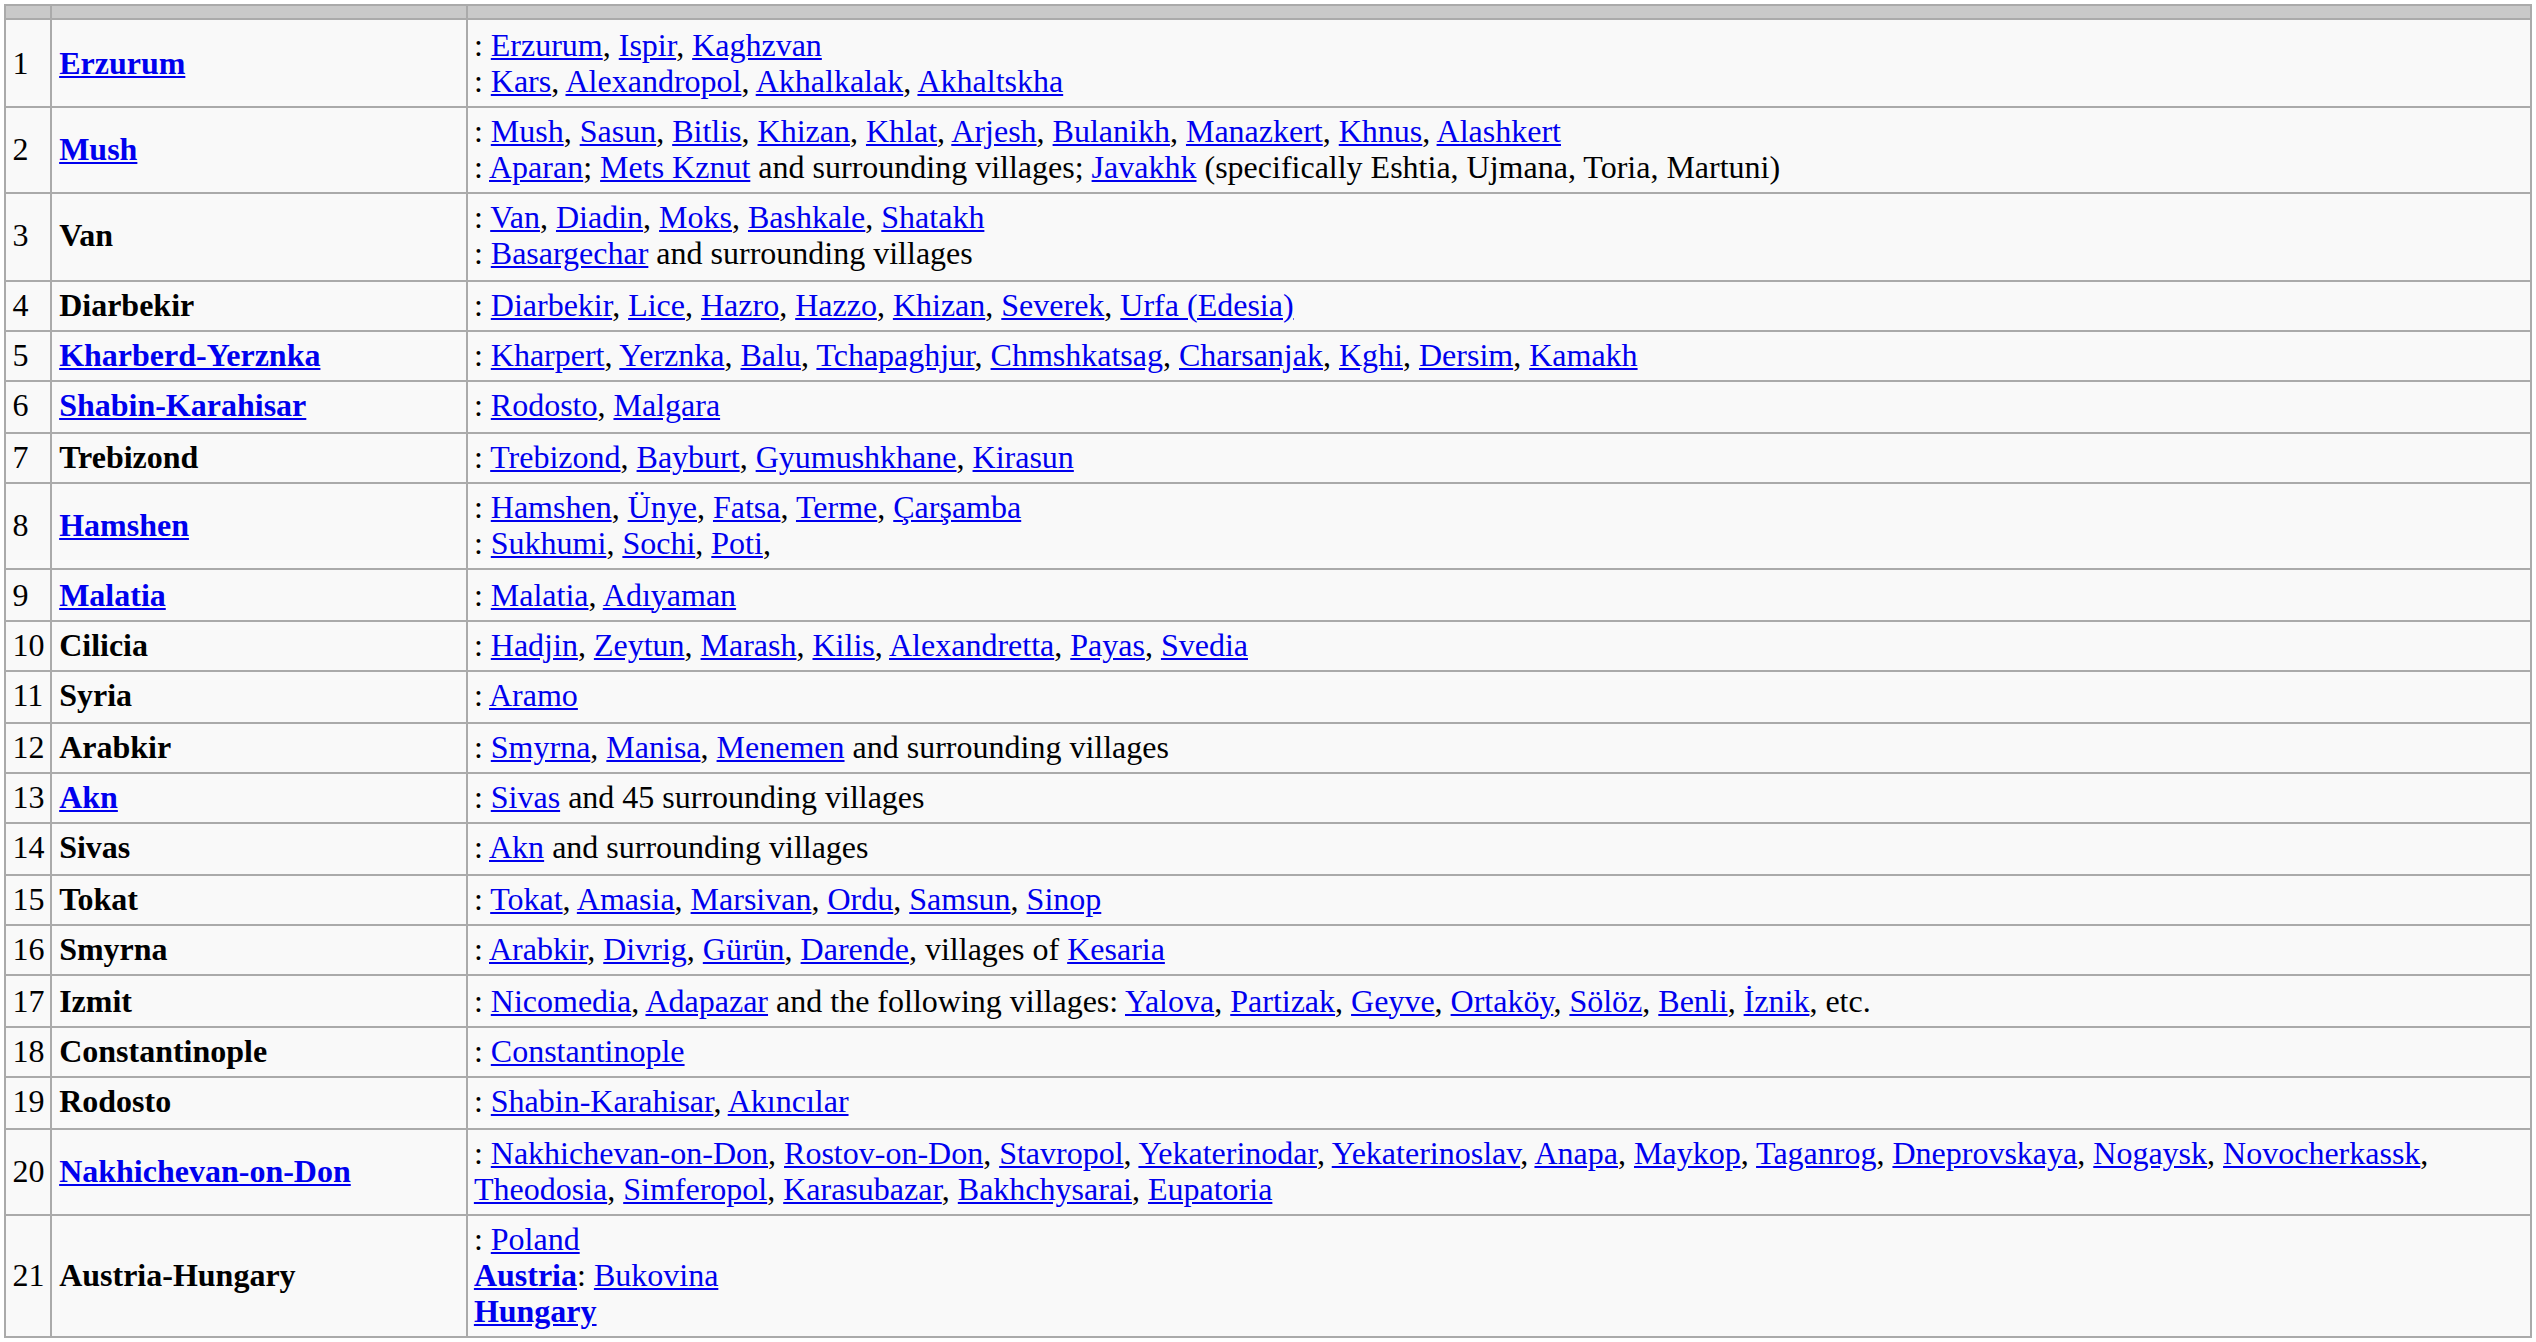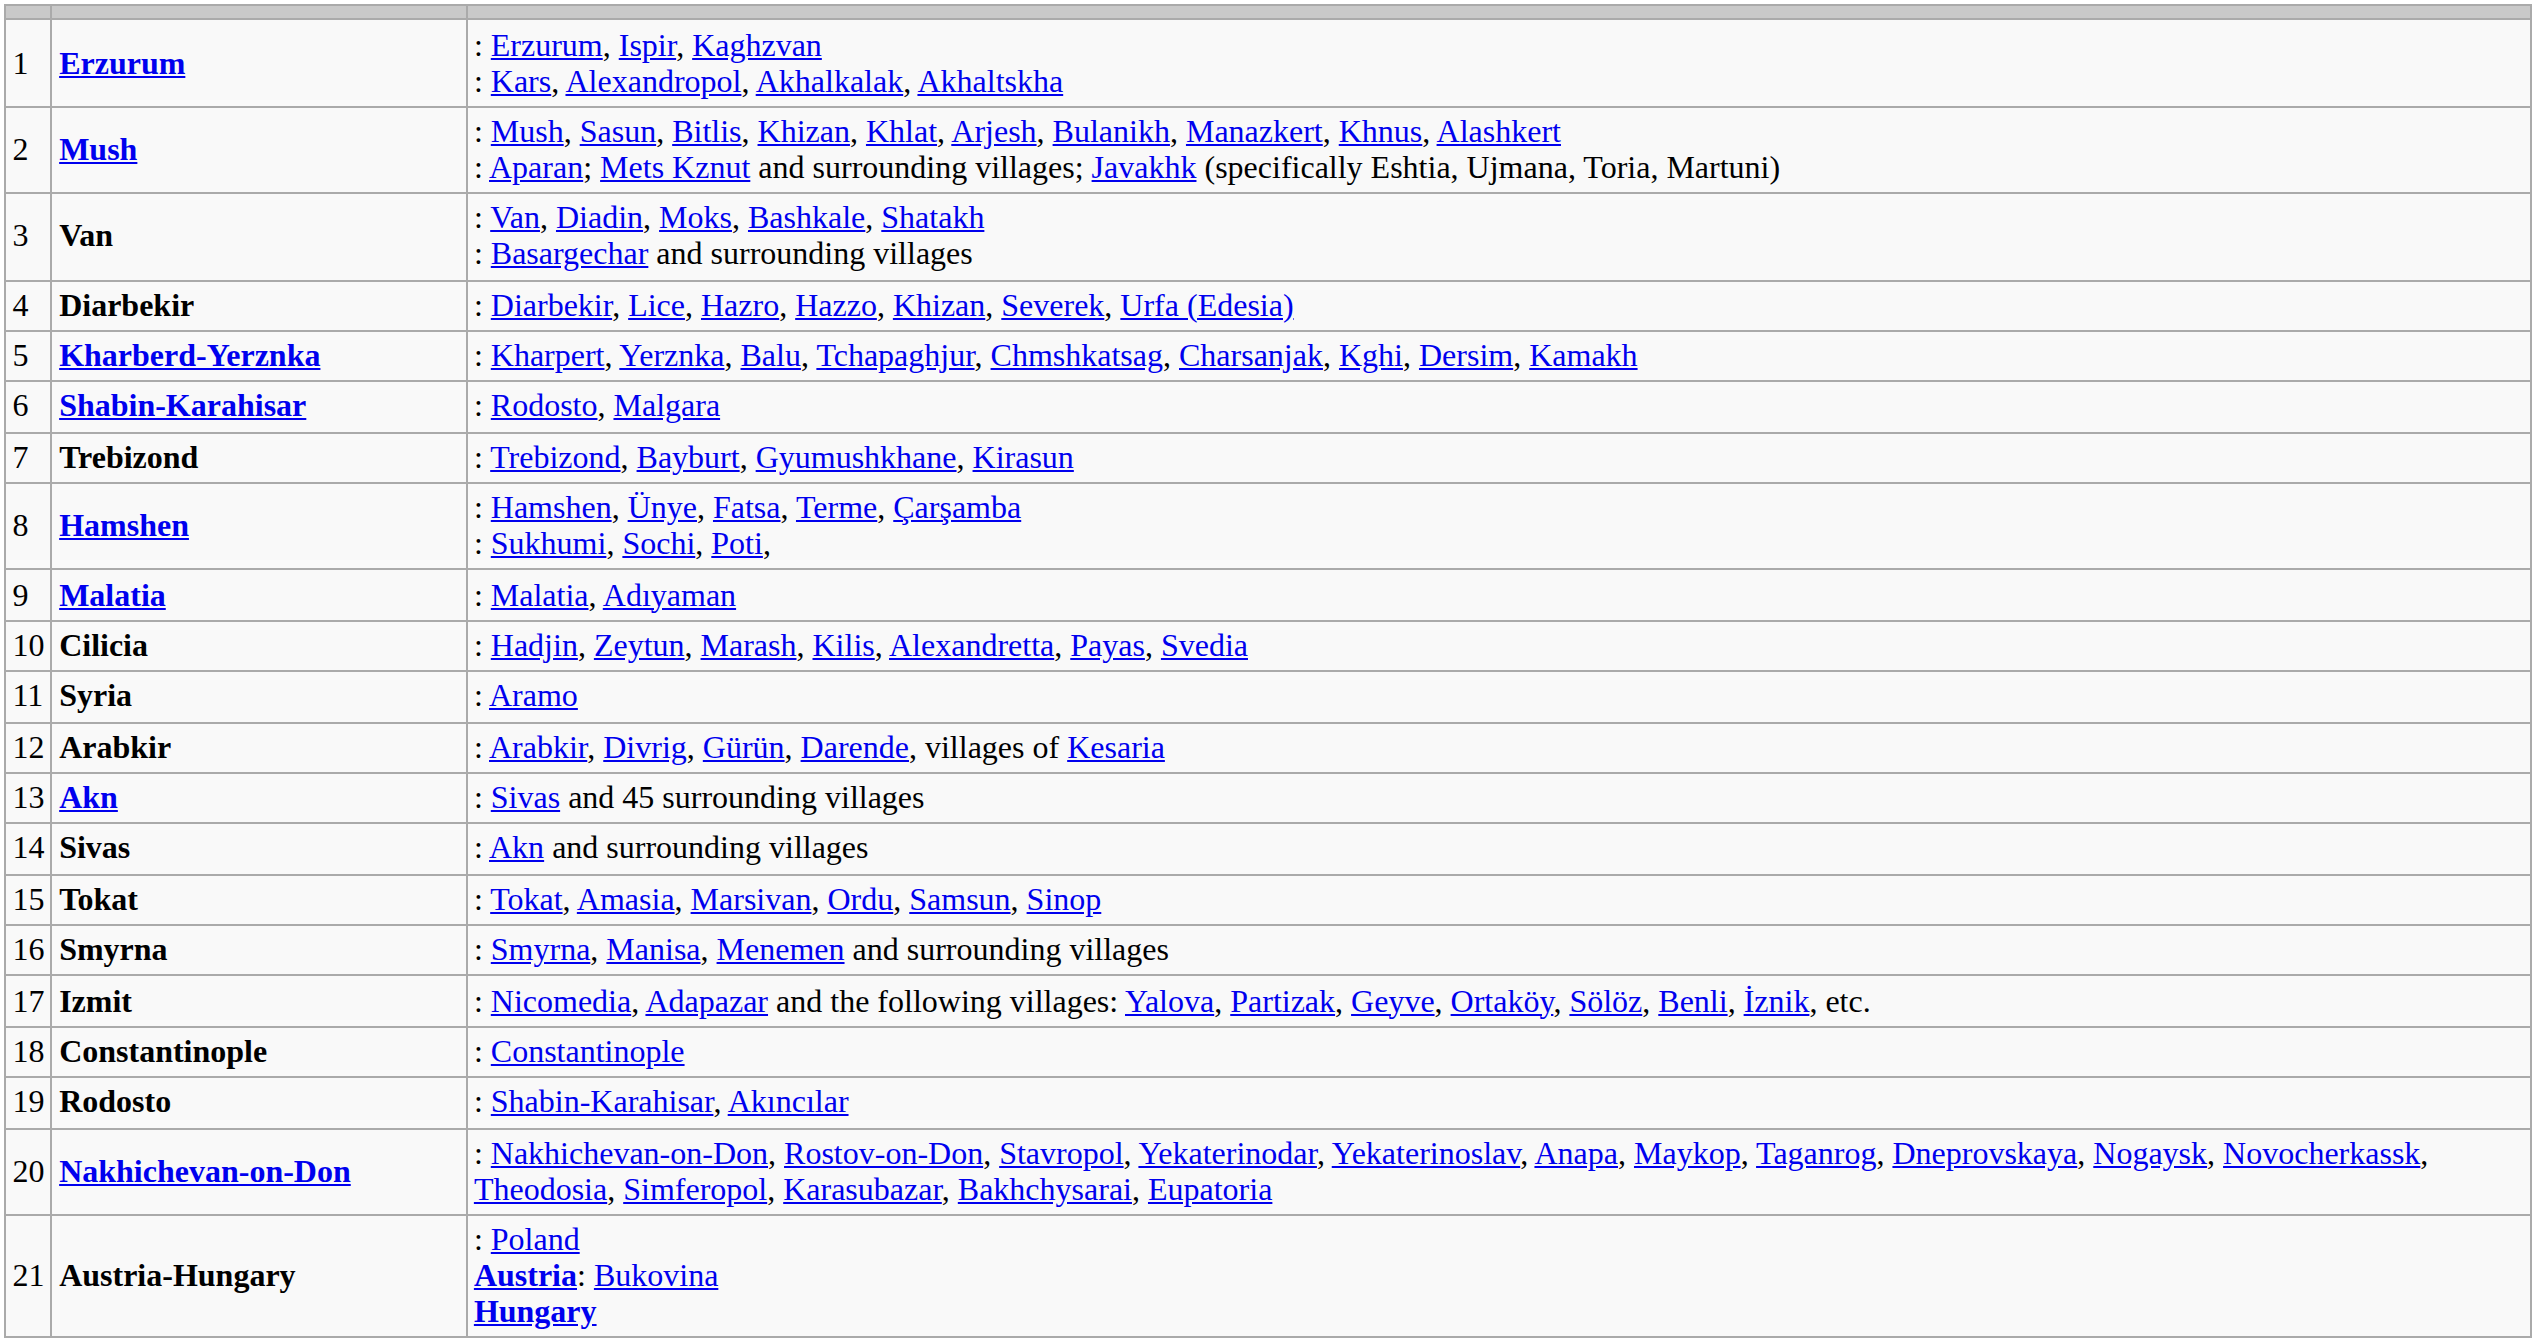(821, 746) : Smyrna, Manisa, Menemen and surrounding villages -> (819, 746) : Arabkir, Divrig, Gürün, Darende, villages of Kesaria
(819, 949) : Arabkir, Divrig, Gürün, Darende, villages of Kesaria -> (821, 949) : Smyrna, Manisa, Menemen and surrounding villages
